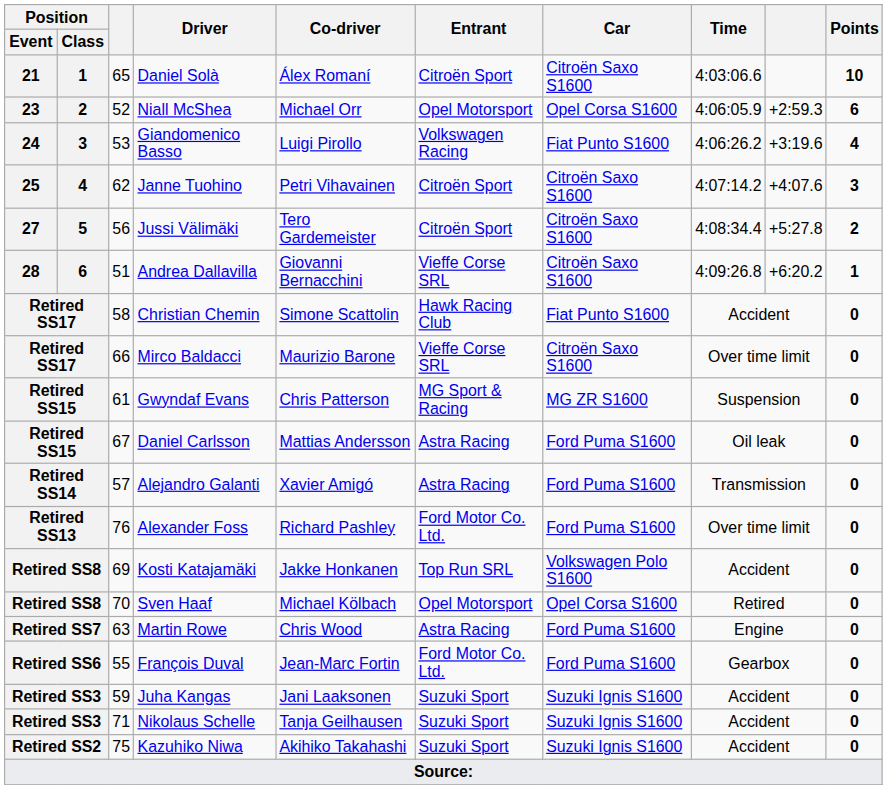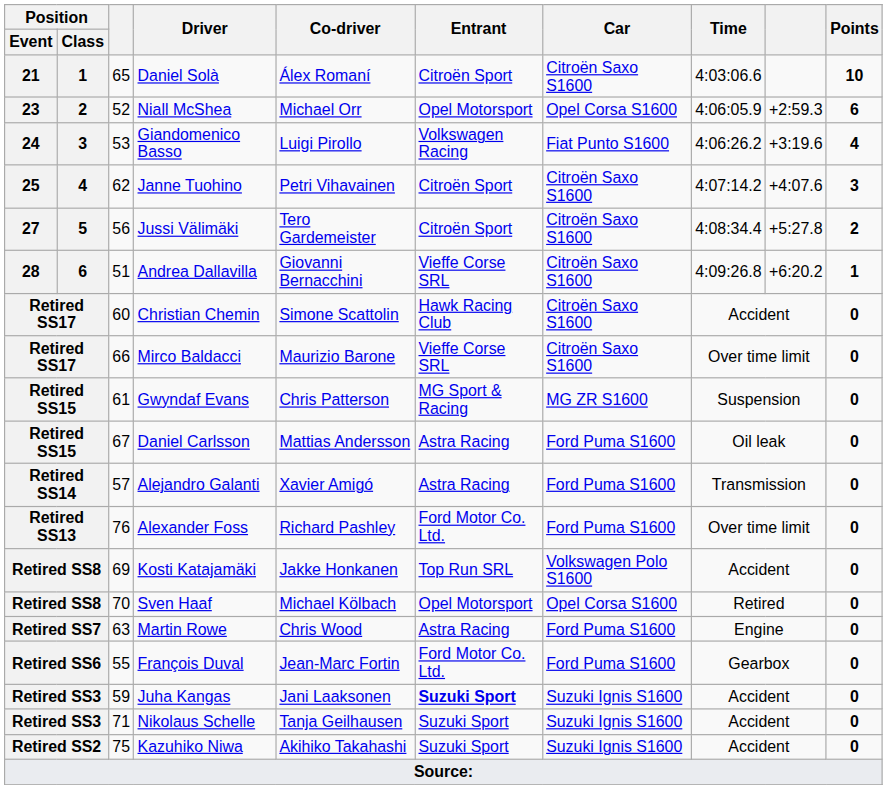(121, 314) 58 -> (121, 314) 60
(608, 314) Fiat Punto S1600 -> (592, 314) Citroën Saxo S1600
(464, 696) normal -> (467, 696) bold
